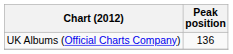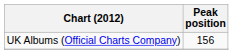(206, 40) 136 -> (206, 40) 156
